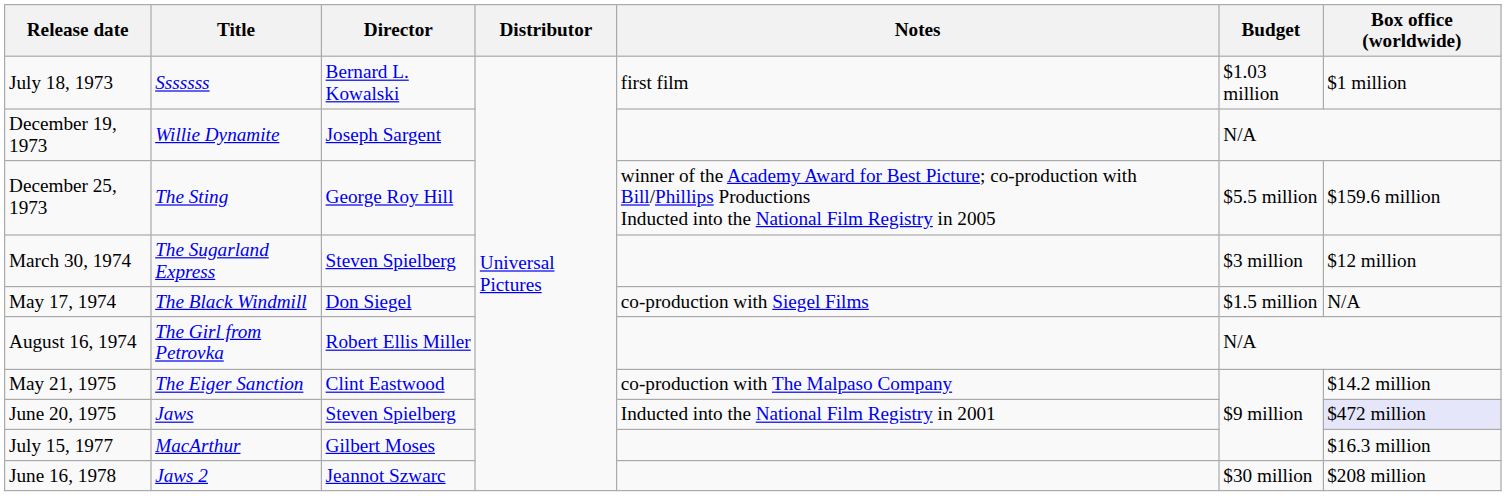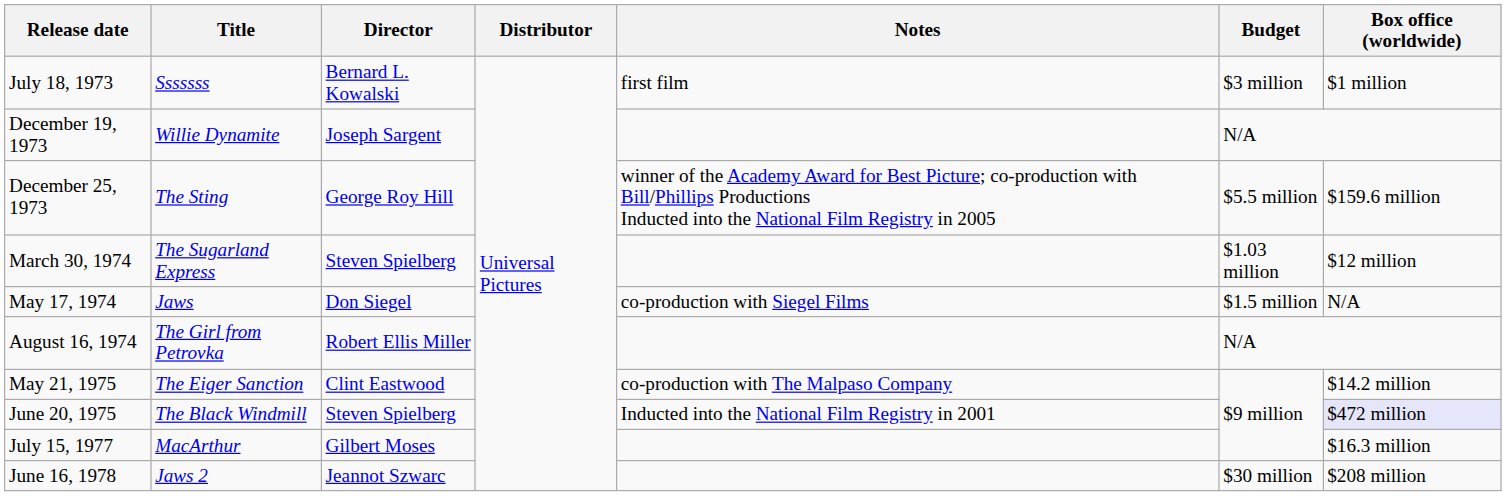(1251, 82) $1.03 million -> (1263, 82) $3 million
(1263, 260) $3 million -> (1251, 260) $1.03 million
(231, 301) The Black Windmill -> (174, 301) Jaws
(174, 414) Jaws -> (231, 414) The Black Windmill
